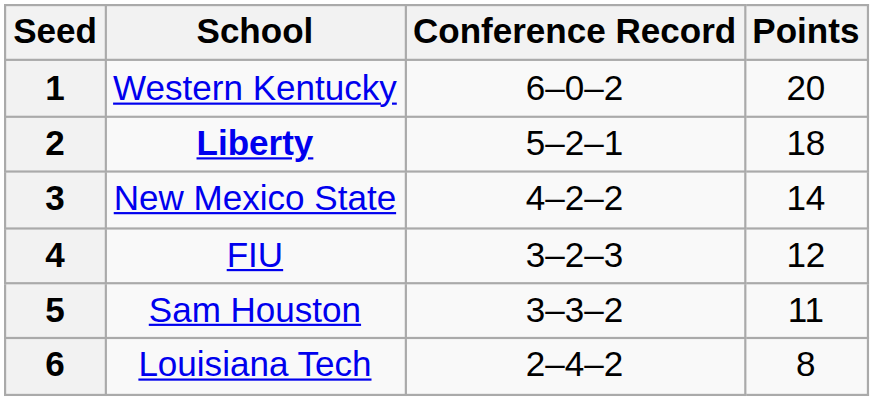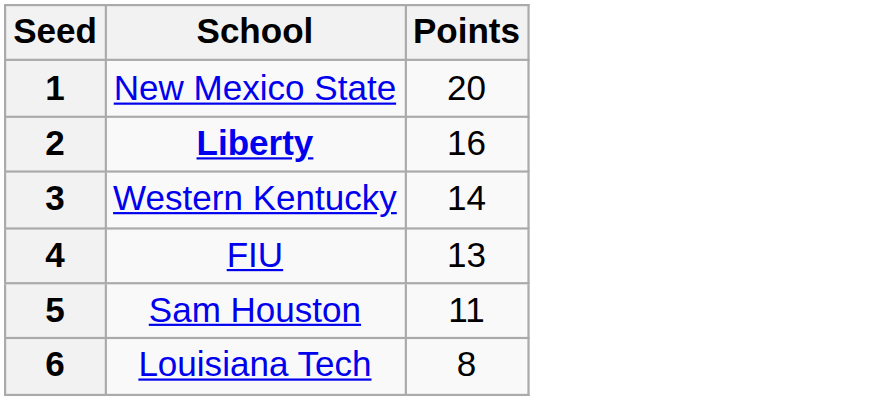- column: (575, 32)
(255, 87) Western Kentucky -> (255, 87) New Mexico State
(806, 143) 18 -> (466, 143) 16
(255, 198) New Mexico State -> (255, 198) Western Kentucky
(806, 254) 12 -> (466, 254) 13
